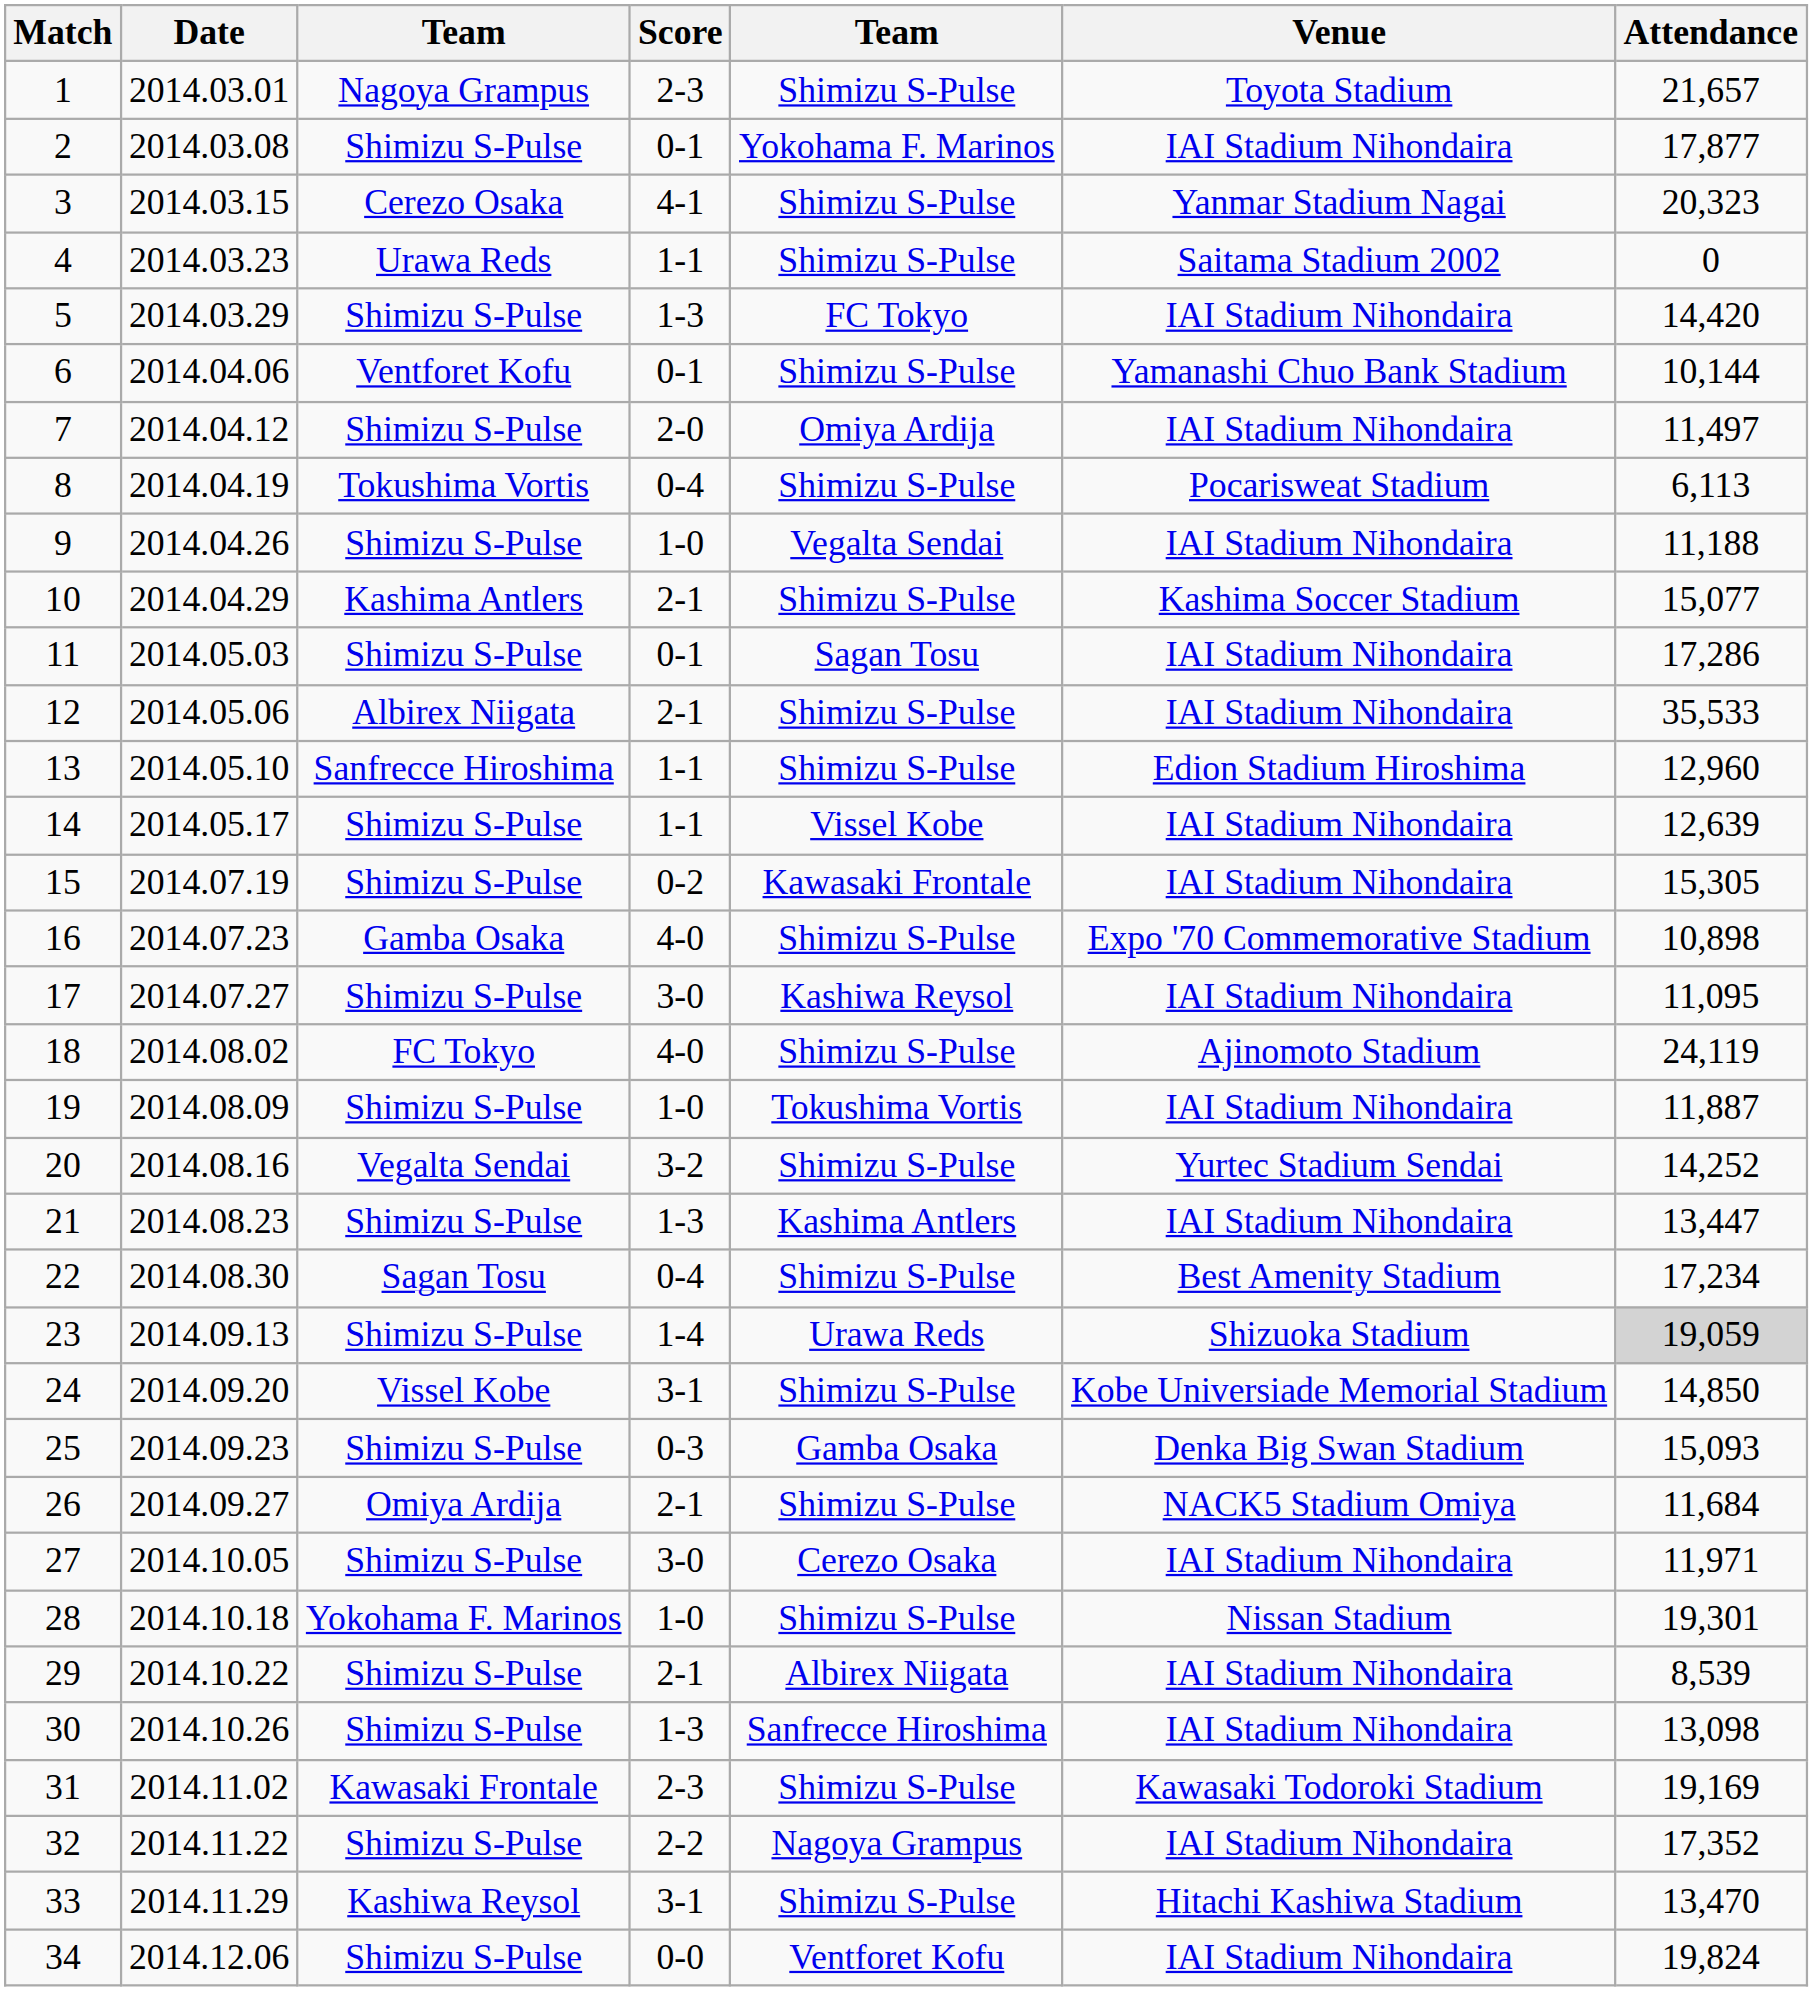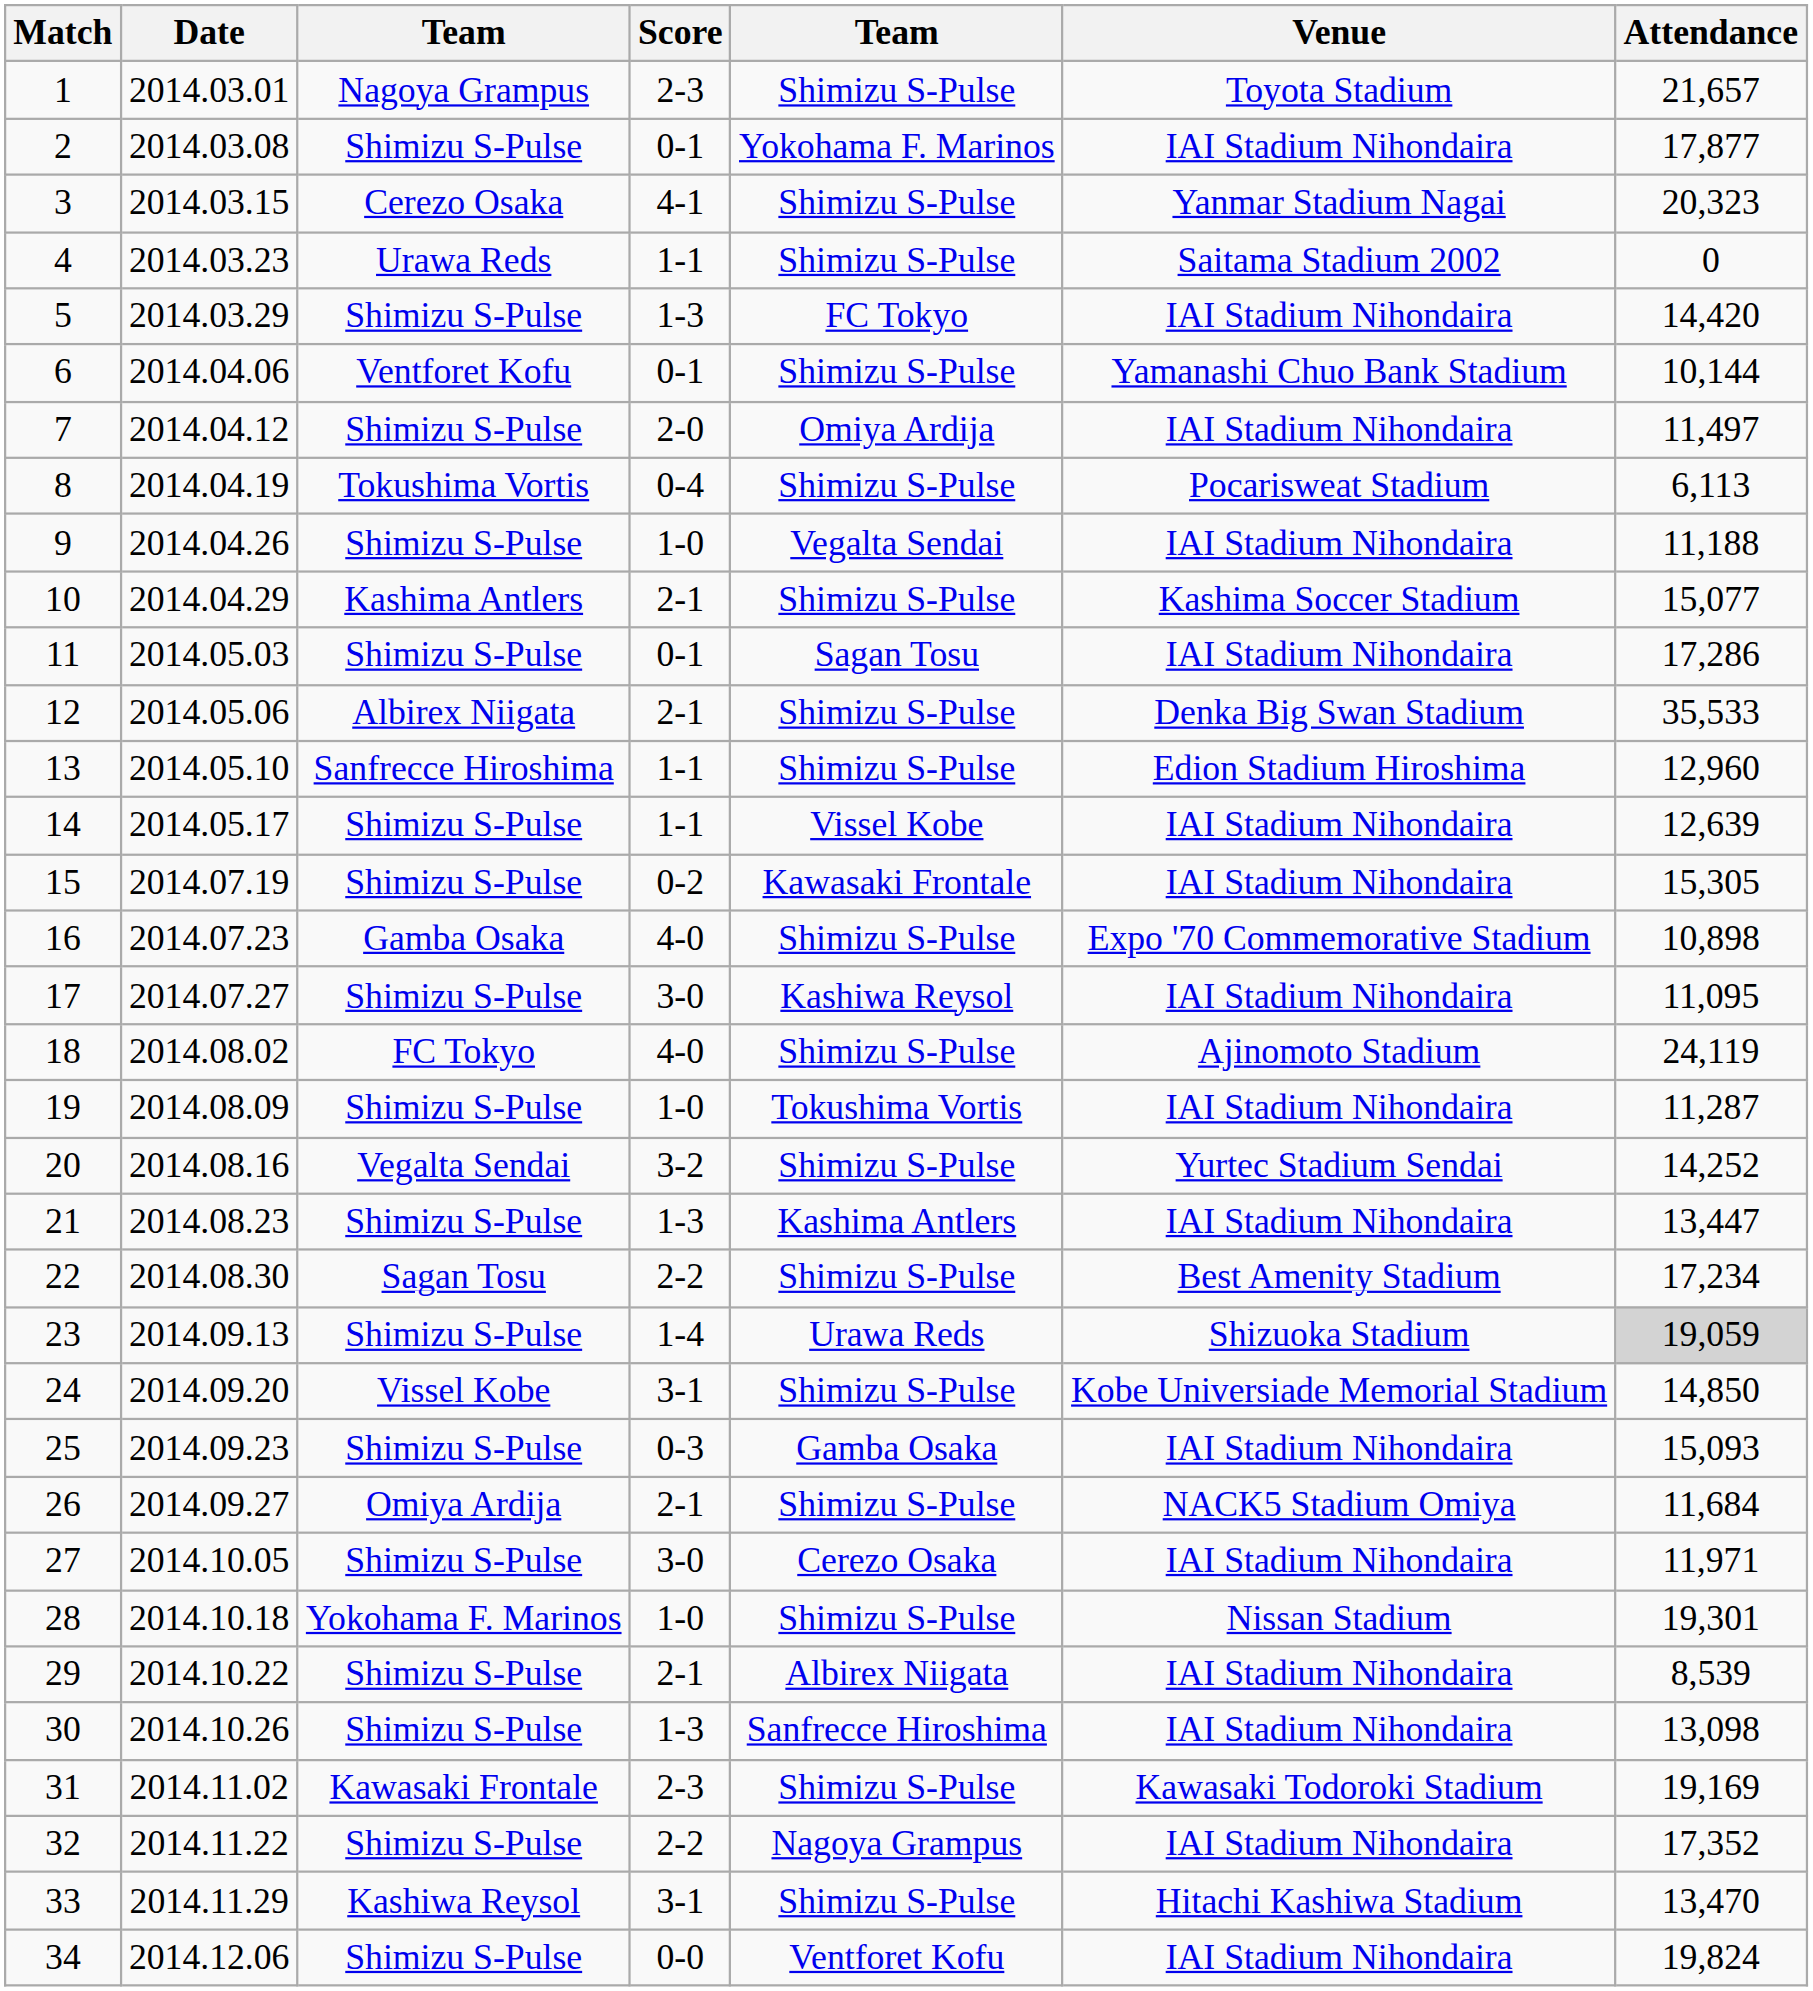(1339, 711) IAI Stadium Nihondaira -> (1339, 711) Denka Big Swan Stadium
(1711, 1107) 11,887 -> (1711, 1107) 11,287
(680, 1277) 0-4 -> (680, 1277) 2-2
(1339, 1447) Denka Big Swan Stadium -> (1339, 1447) IAI Stadium Nihondaira
